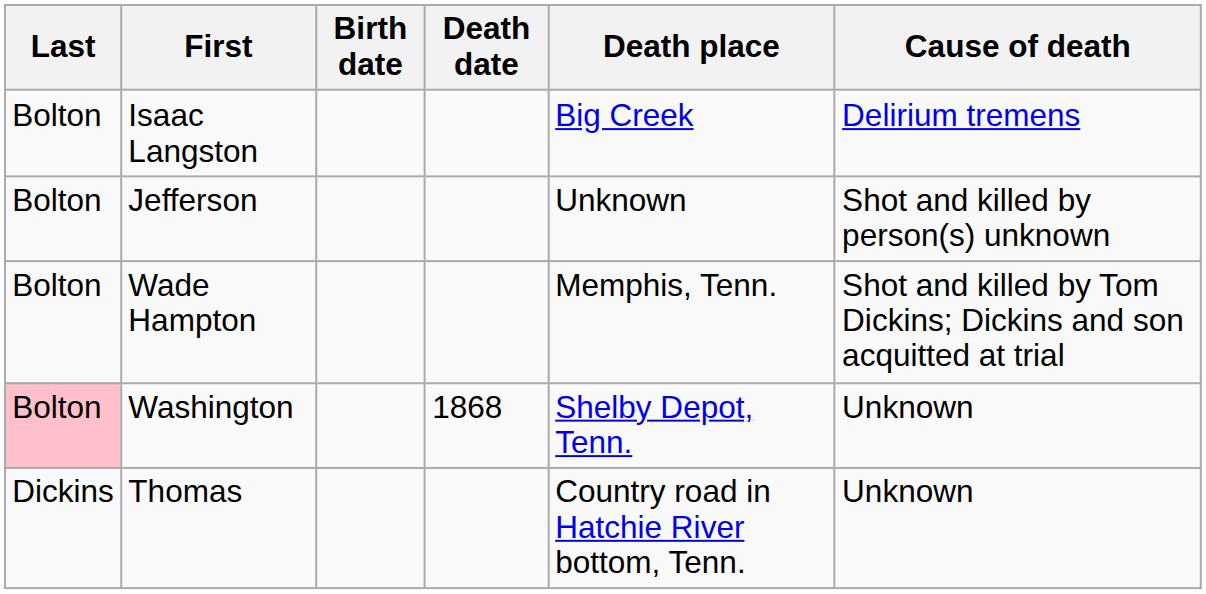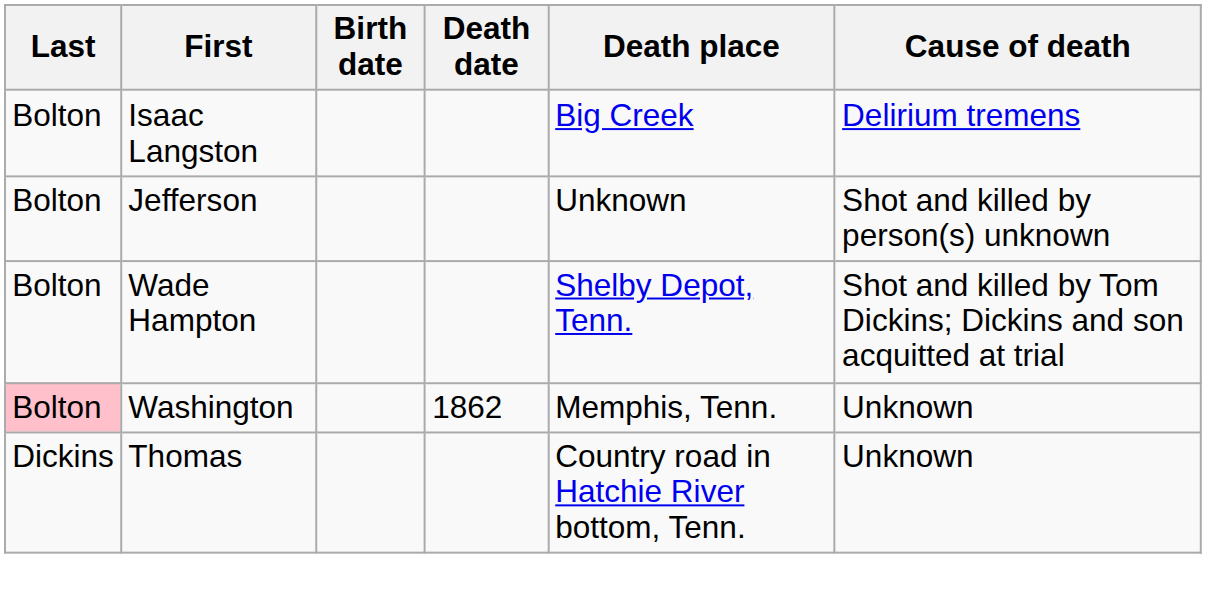(666, 285) Memphis, Tenn. -> (654, 303) Shelby Depot, Tenn.
(467, 406) 1868 -> (467, 406) 1862
(654, 424) Shelby Depot, Tenn. -> (666, 406) Memphis, Tenn.
